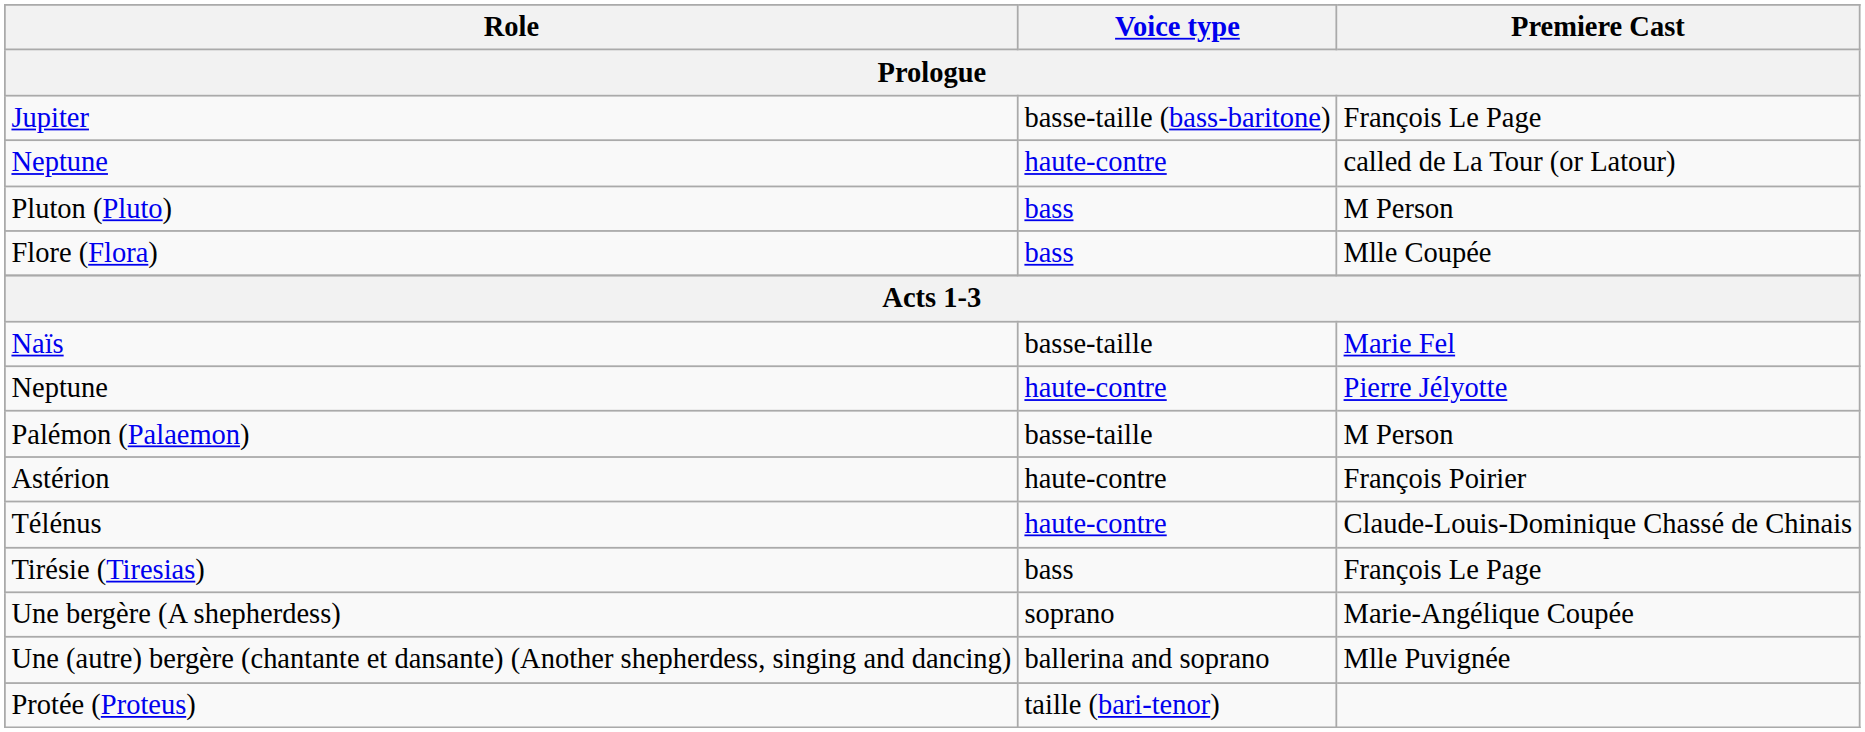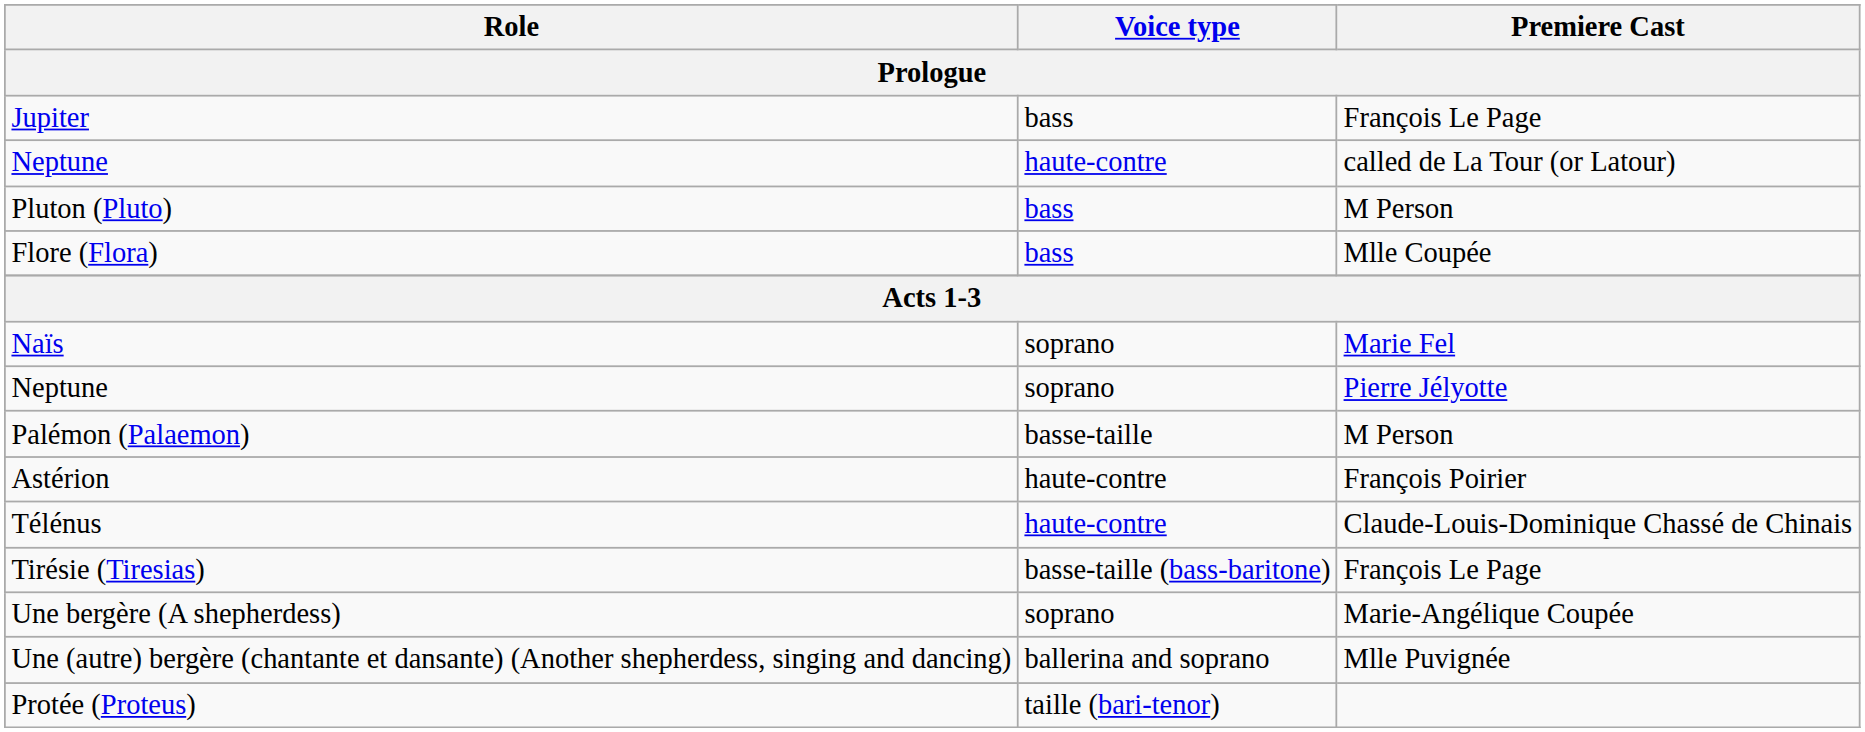(1177, 117) basse-taille (bass-baritone) -> (1049, 117) bass
(1088, 343) basse-taille -> (1069, 343) soprano
(1096, 388) haute-contre -> (1069, 388) soprano
(1049, 569) bass -> (1177, 569) basse-taille (bass-baritone)
